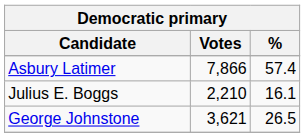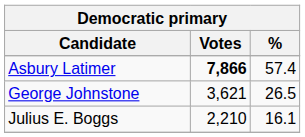(227, 69) normal -> (227, 69) bold
rows swapped: (74, 119) <-> (63, 94)
